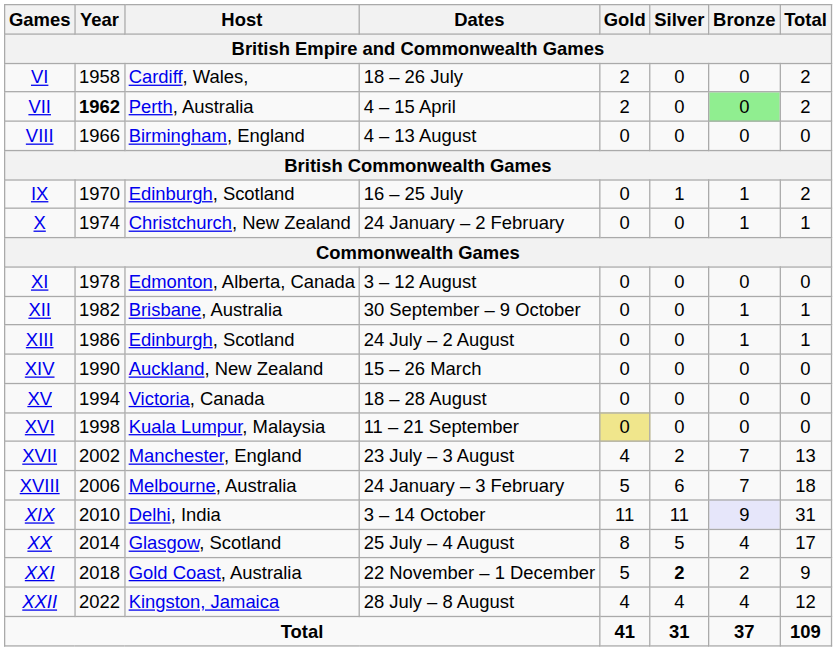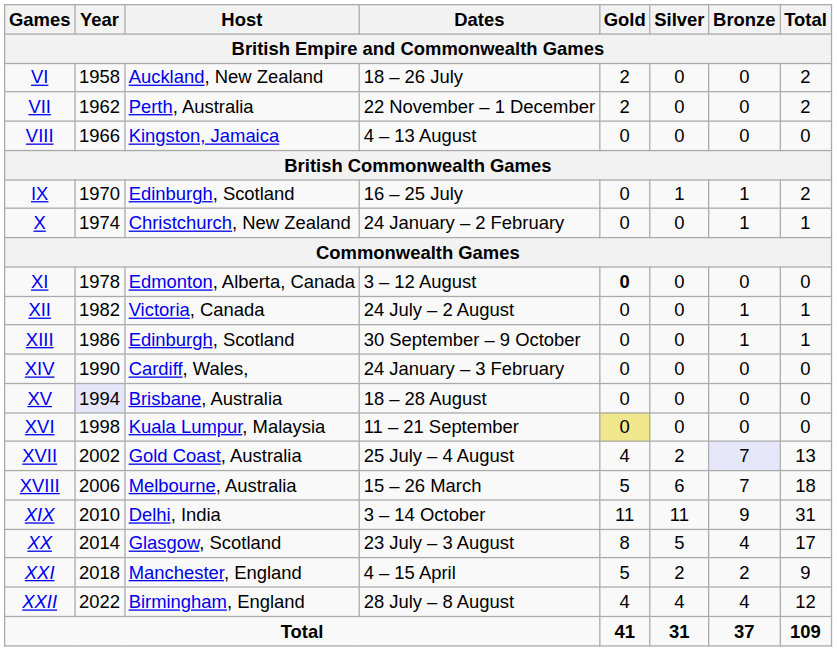(189, 78) Cardiff, Wales, -> (226, 78) Auckland, New Zealand
(100, 107) bold -> (100, 107) normal
(410, 107) 4 – 15 April -> (479, 107) 22 November – 1 December
(744, 107) lightgreen background -> (744, 107) no background
(217, 136) Birmingham, England -> (204, 136) Kingston, Jamaica
(625, 282) normal -> (625, 282) bold
(205, 311) Brisbane, Australia -> (197, 311) Victoria, Canada
(472, 311) 30 September – 9 October -> (439, 311) 24 July – 2 August
(439, 340) 24 July – 2 August -> (472, 340) 30 September – 9 October
(226, 369) Auckland, New Zealand -> (189, 369) Cardiff, Wales,
(423, 369) 15 – 26 March -> (464, 369) 24 January – 3 February
(100, 398) no background -> (100, 398) lavender background
(197, 398) Victoria, Canada -> (205, 398) Brisbane, Australia
(215, 456) Manchester, England -> (215, 456) Gold Coast, Australia
(439, 456) 23 July – 3 August -> (439, 456) 25 July – 4 August
(744, 456) no background -> (744, 456) lavender background
(464, 486) 24 January – 3 February -> (423, 486) 15 – 26 March
(744, 515) lavender background -> (744, 515) no background
(439, 544) 25 July – 4 August -> (439, 544) 23 July – 3 August
(215, 573) Gold Coast, Australia -> (215, 573) Manchester, England
(479, 573) 22 November – 1 December -> (410, 573) 4 – 15 April
(679, 573) bold -> (679, 573) normal
(204, 602) Kingston, Jamaica -> (217, 602) Birmingham, England
